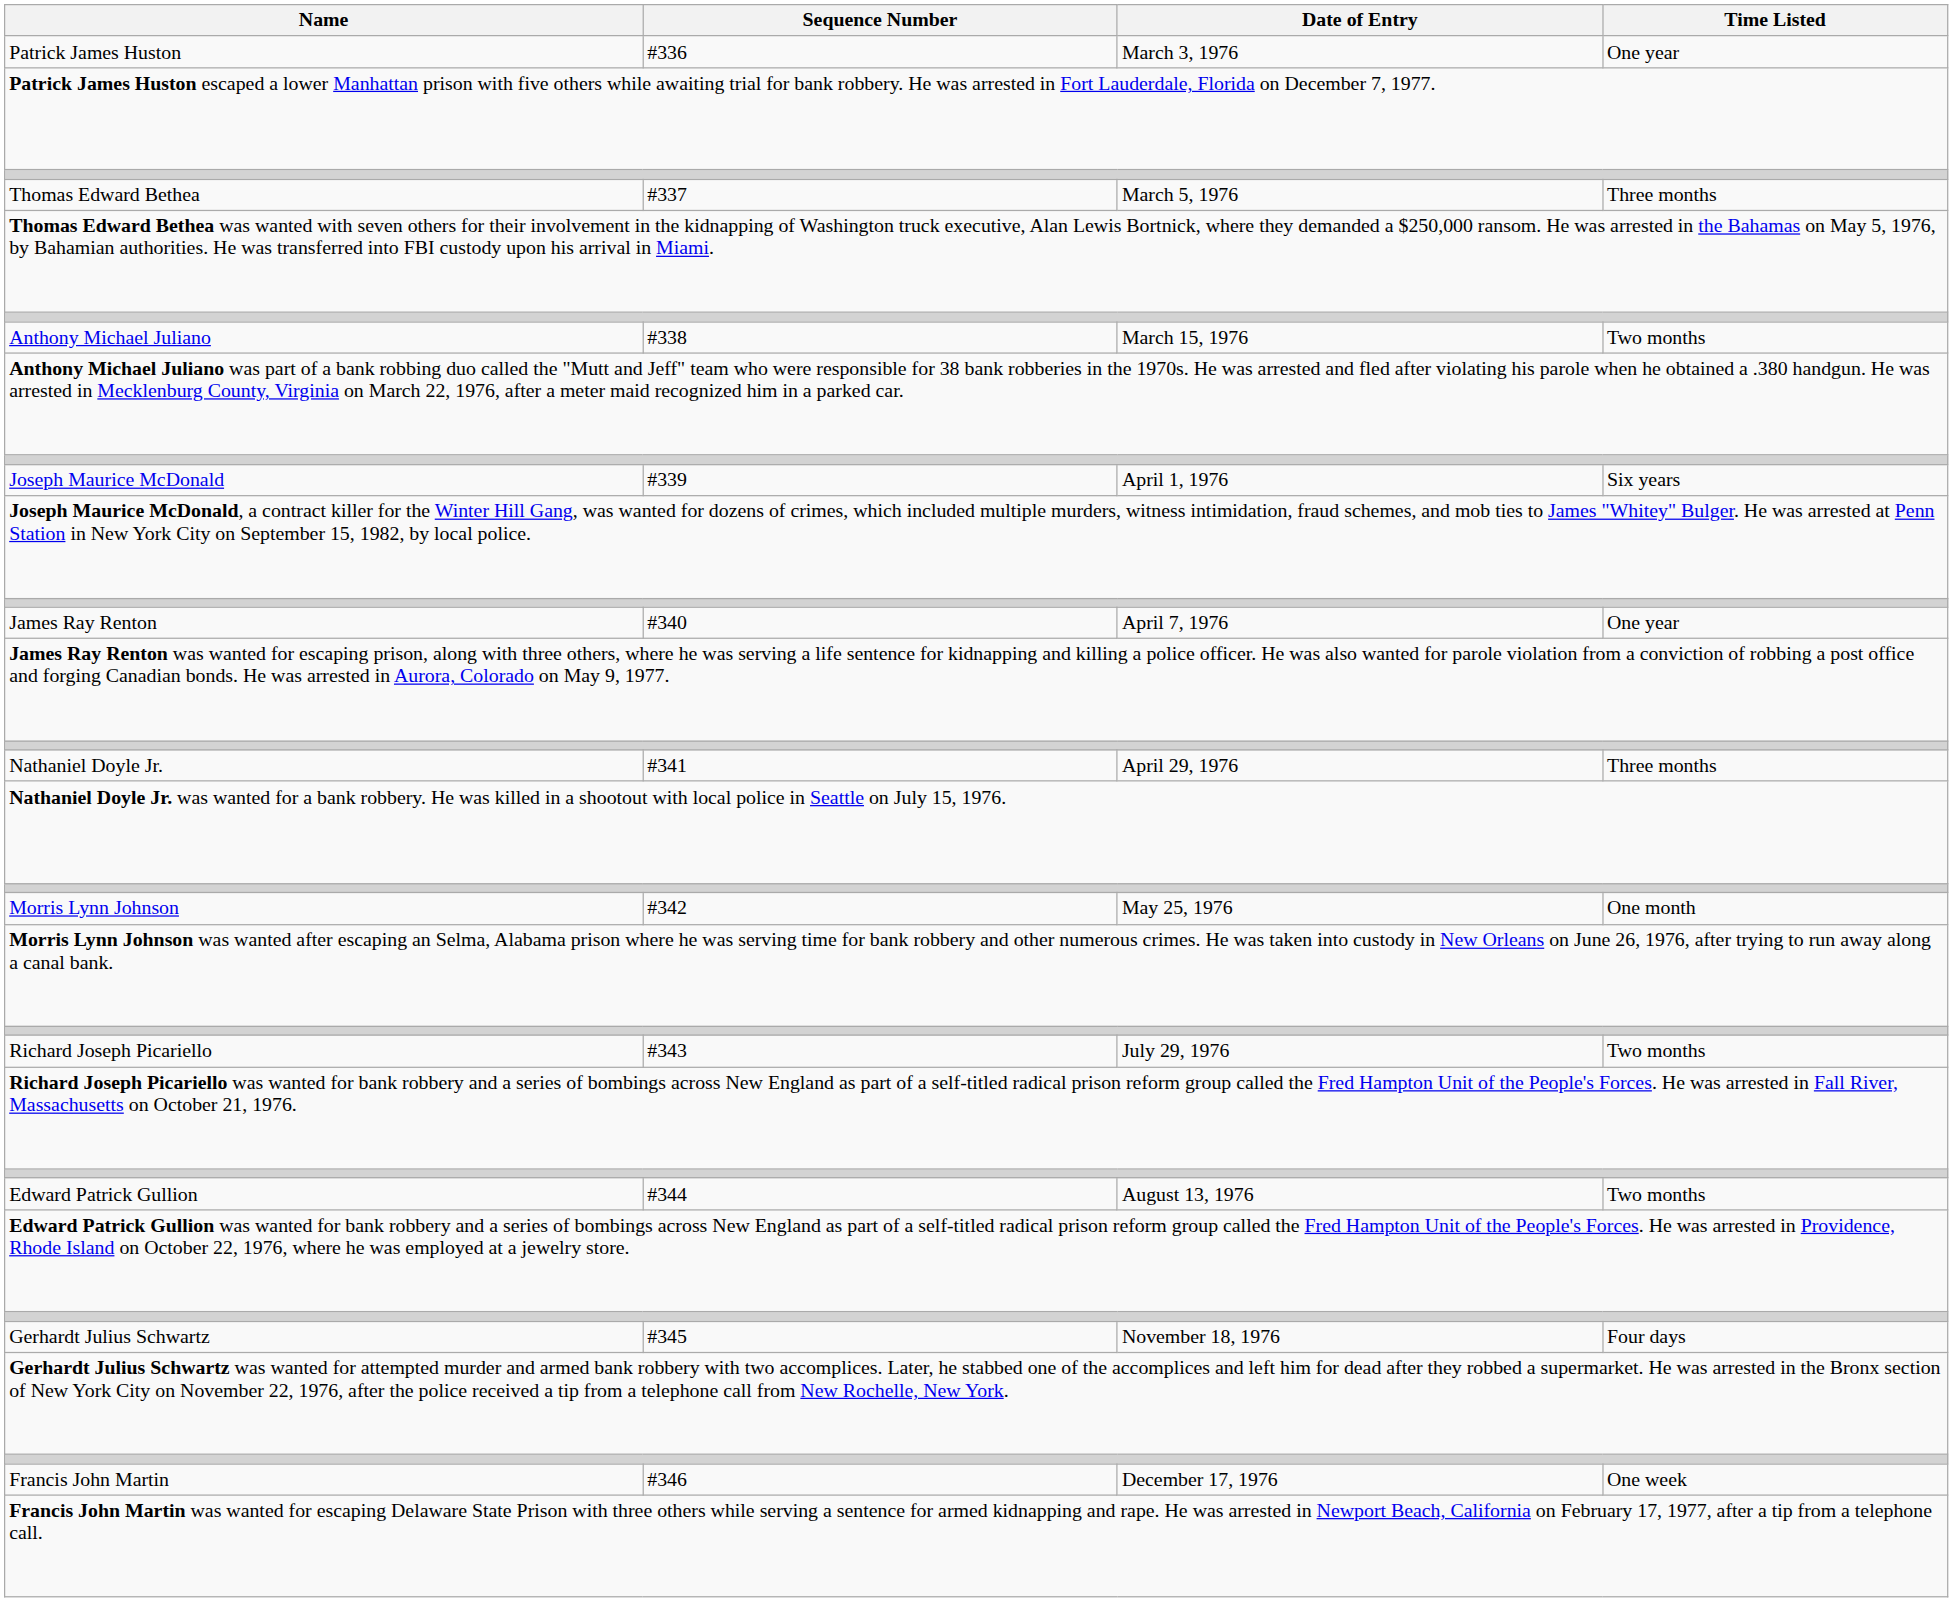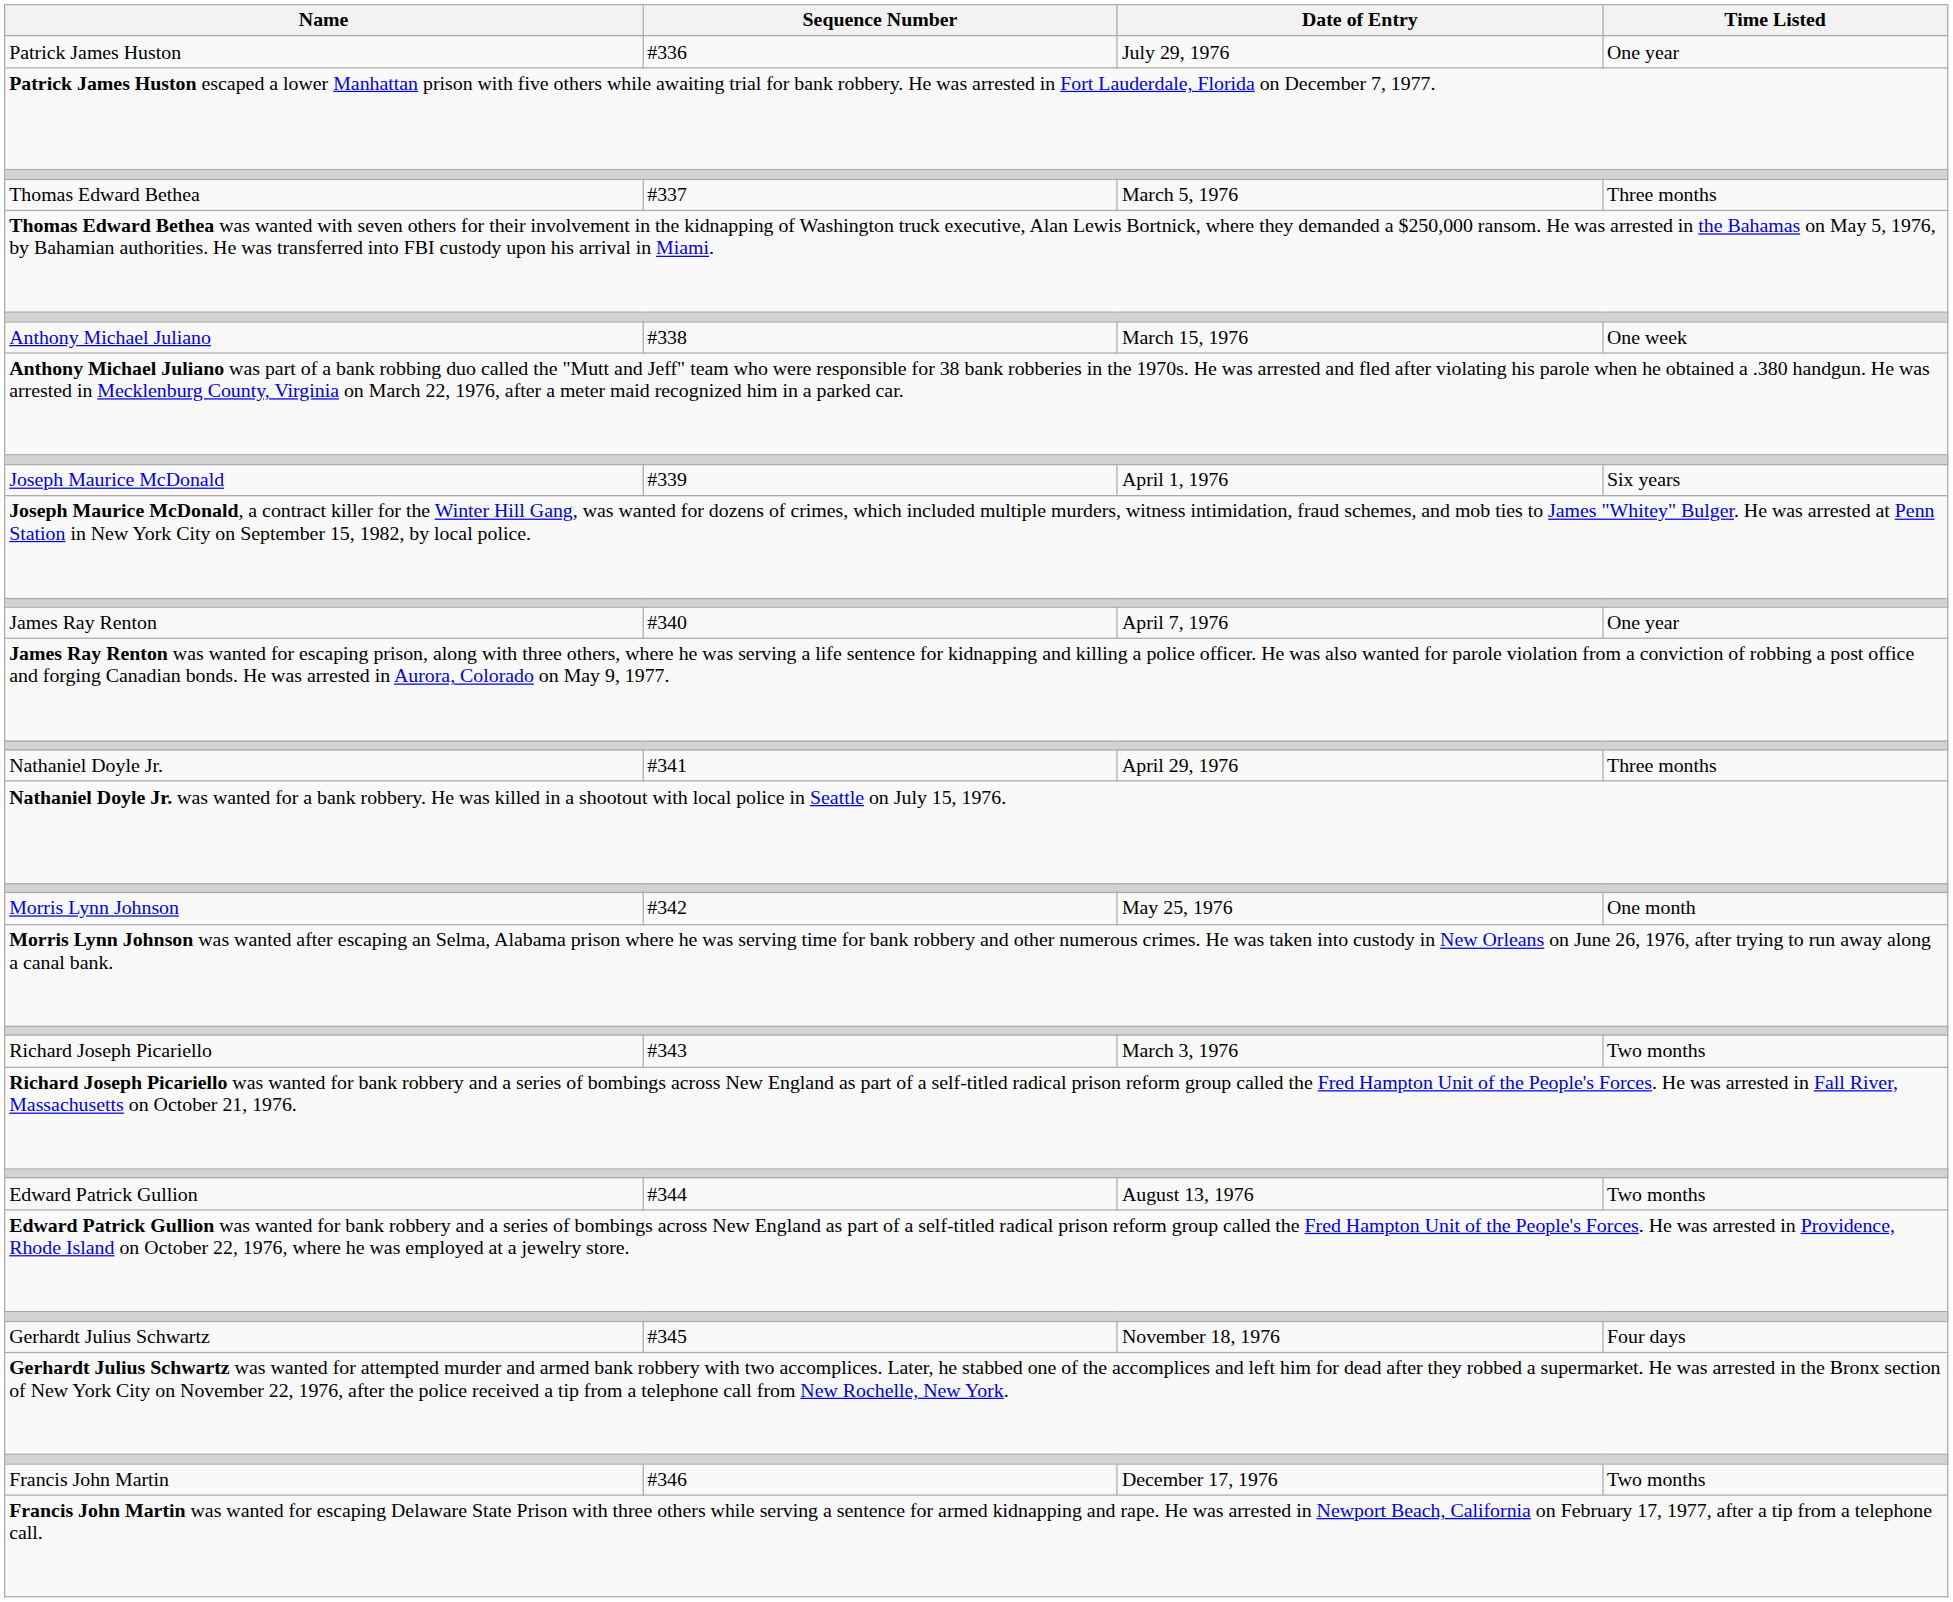(1180, 51) March 3, 1976 -> (1176, 51) July 29, 1976
(1656, 337) Two months -> (1647, 337) One week
(1176, 1050) July 29, 1976 -> (1180, 1050) March 3, 1976
(1647, 1479) One week -> (1656, 1479) Two months
